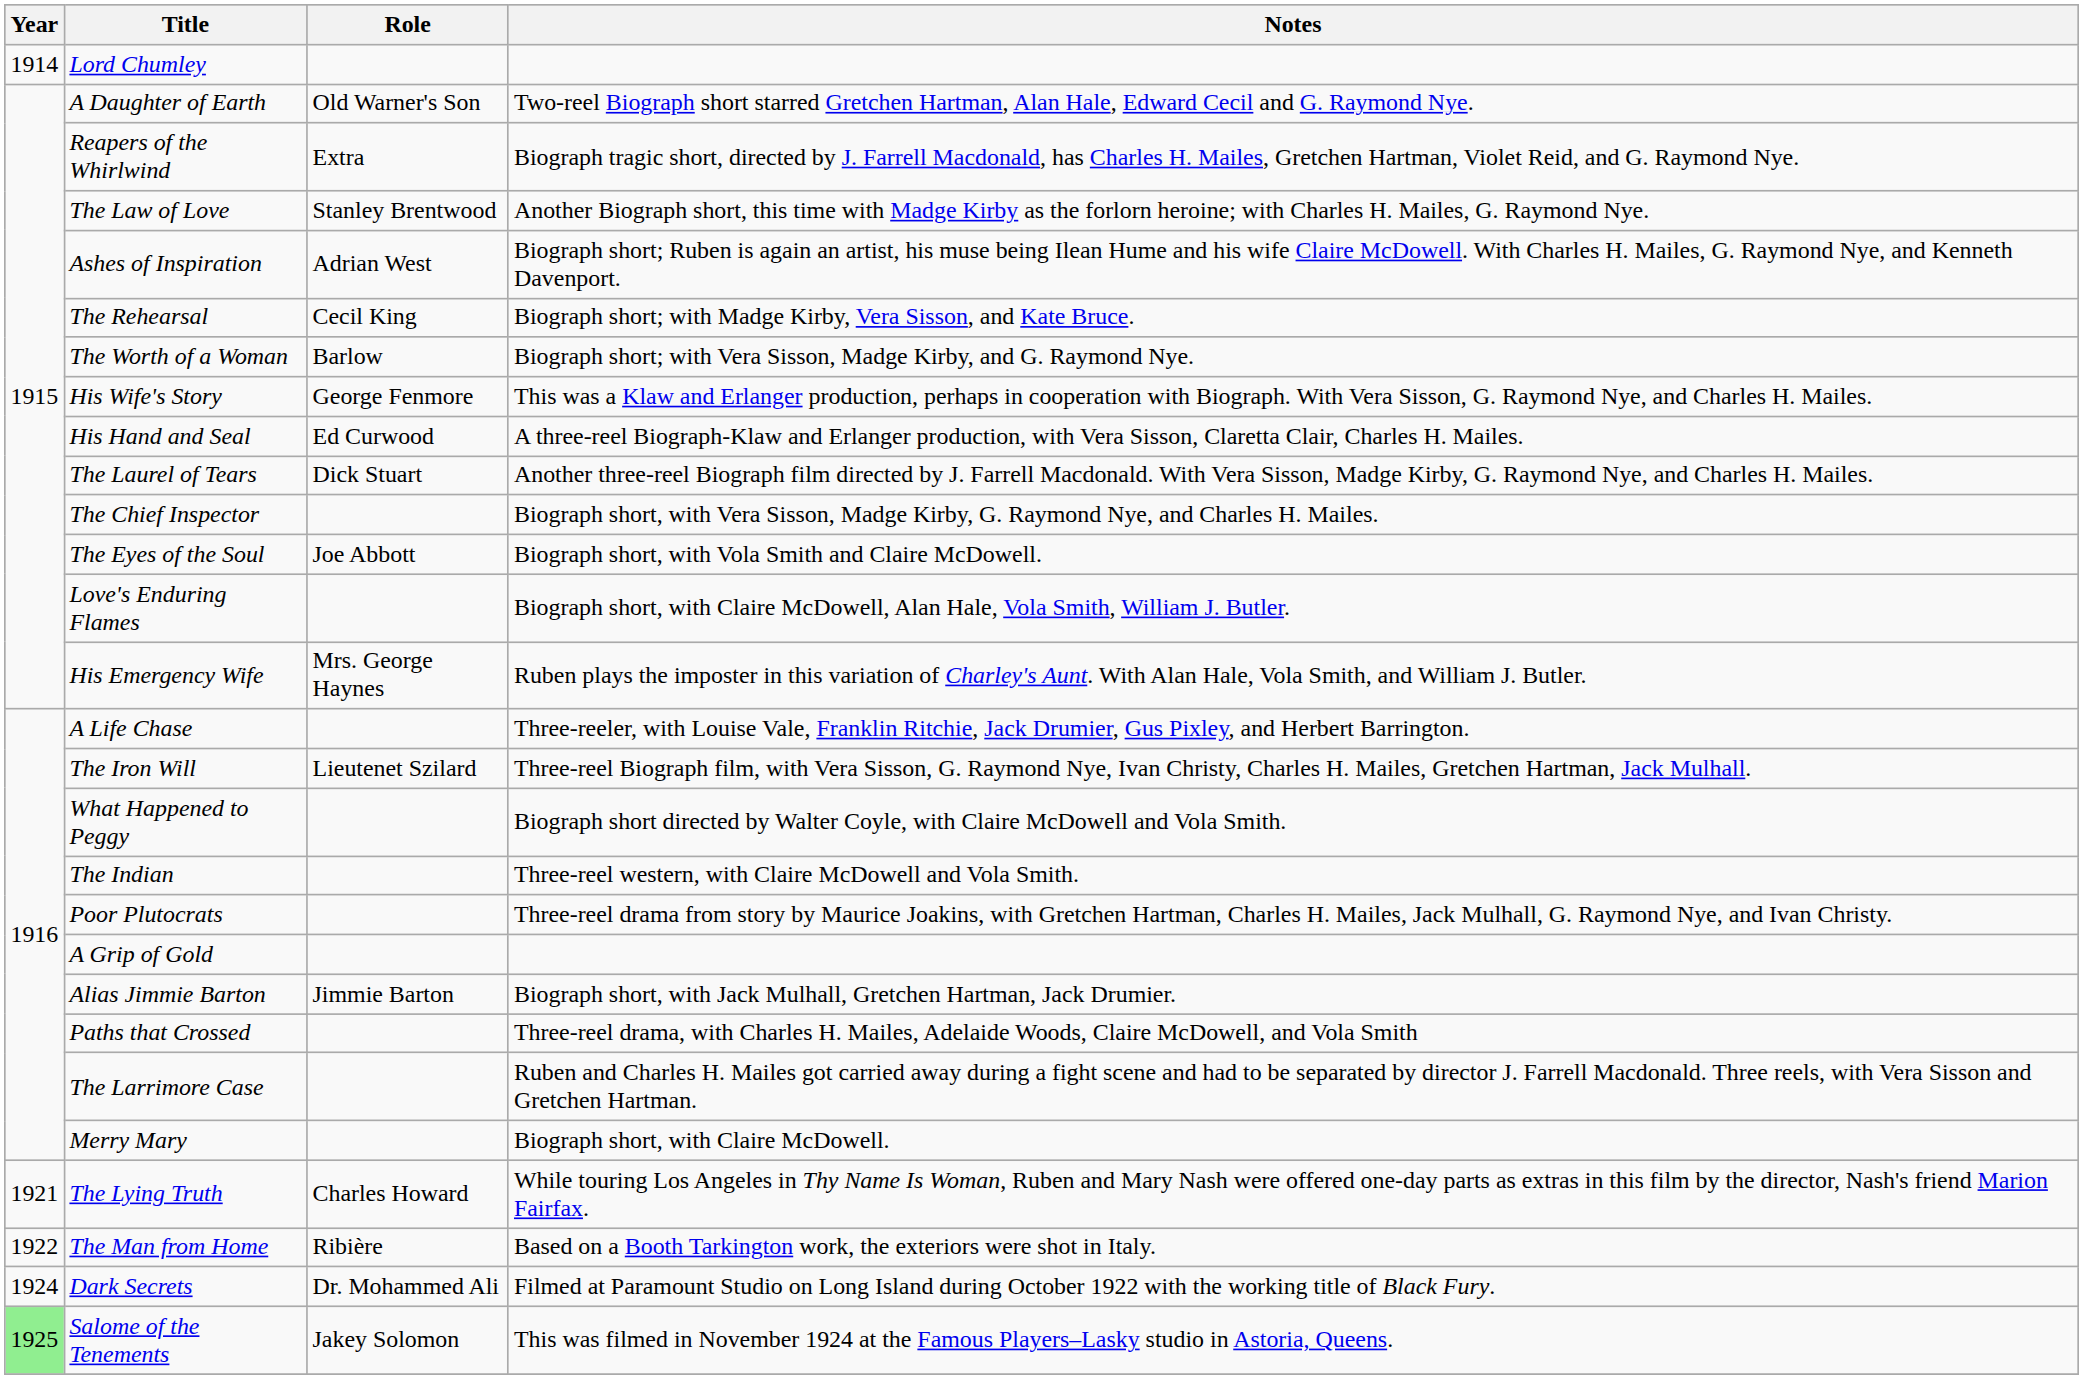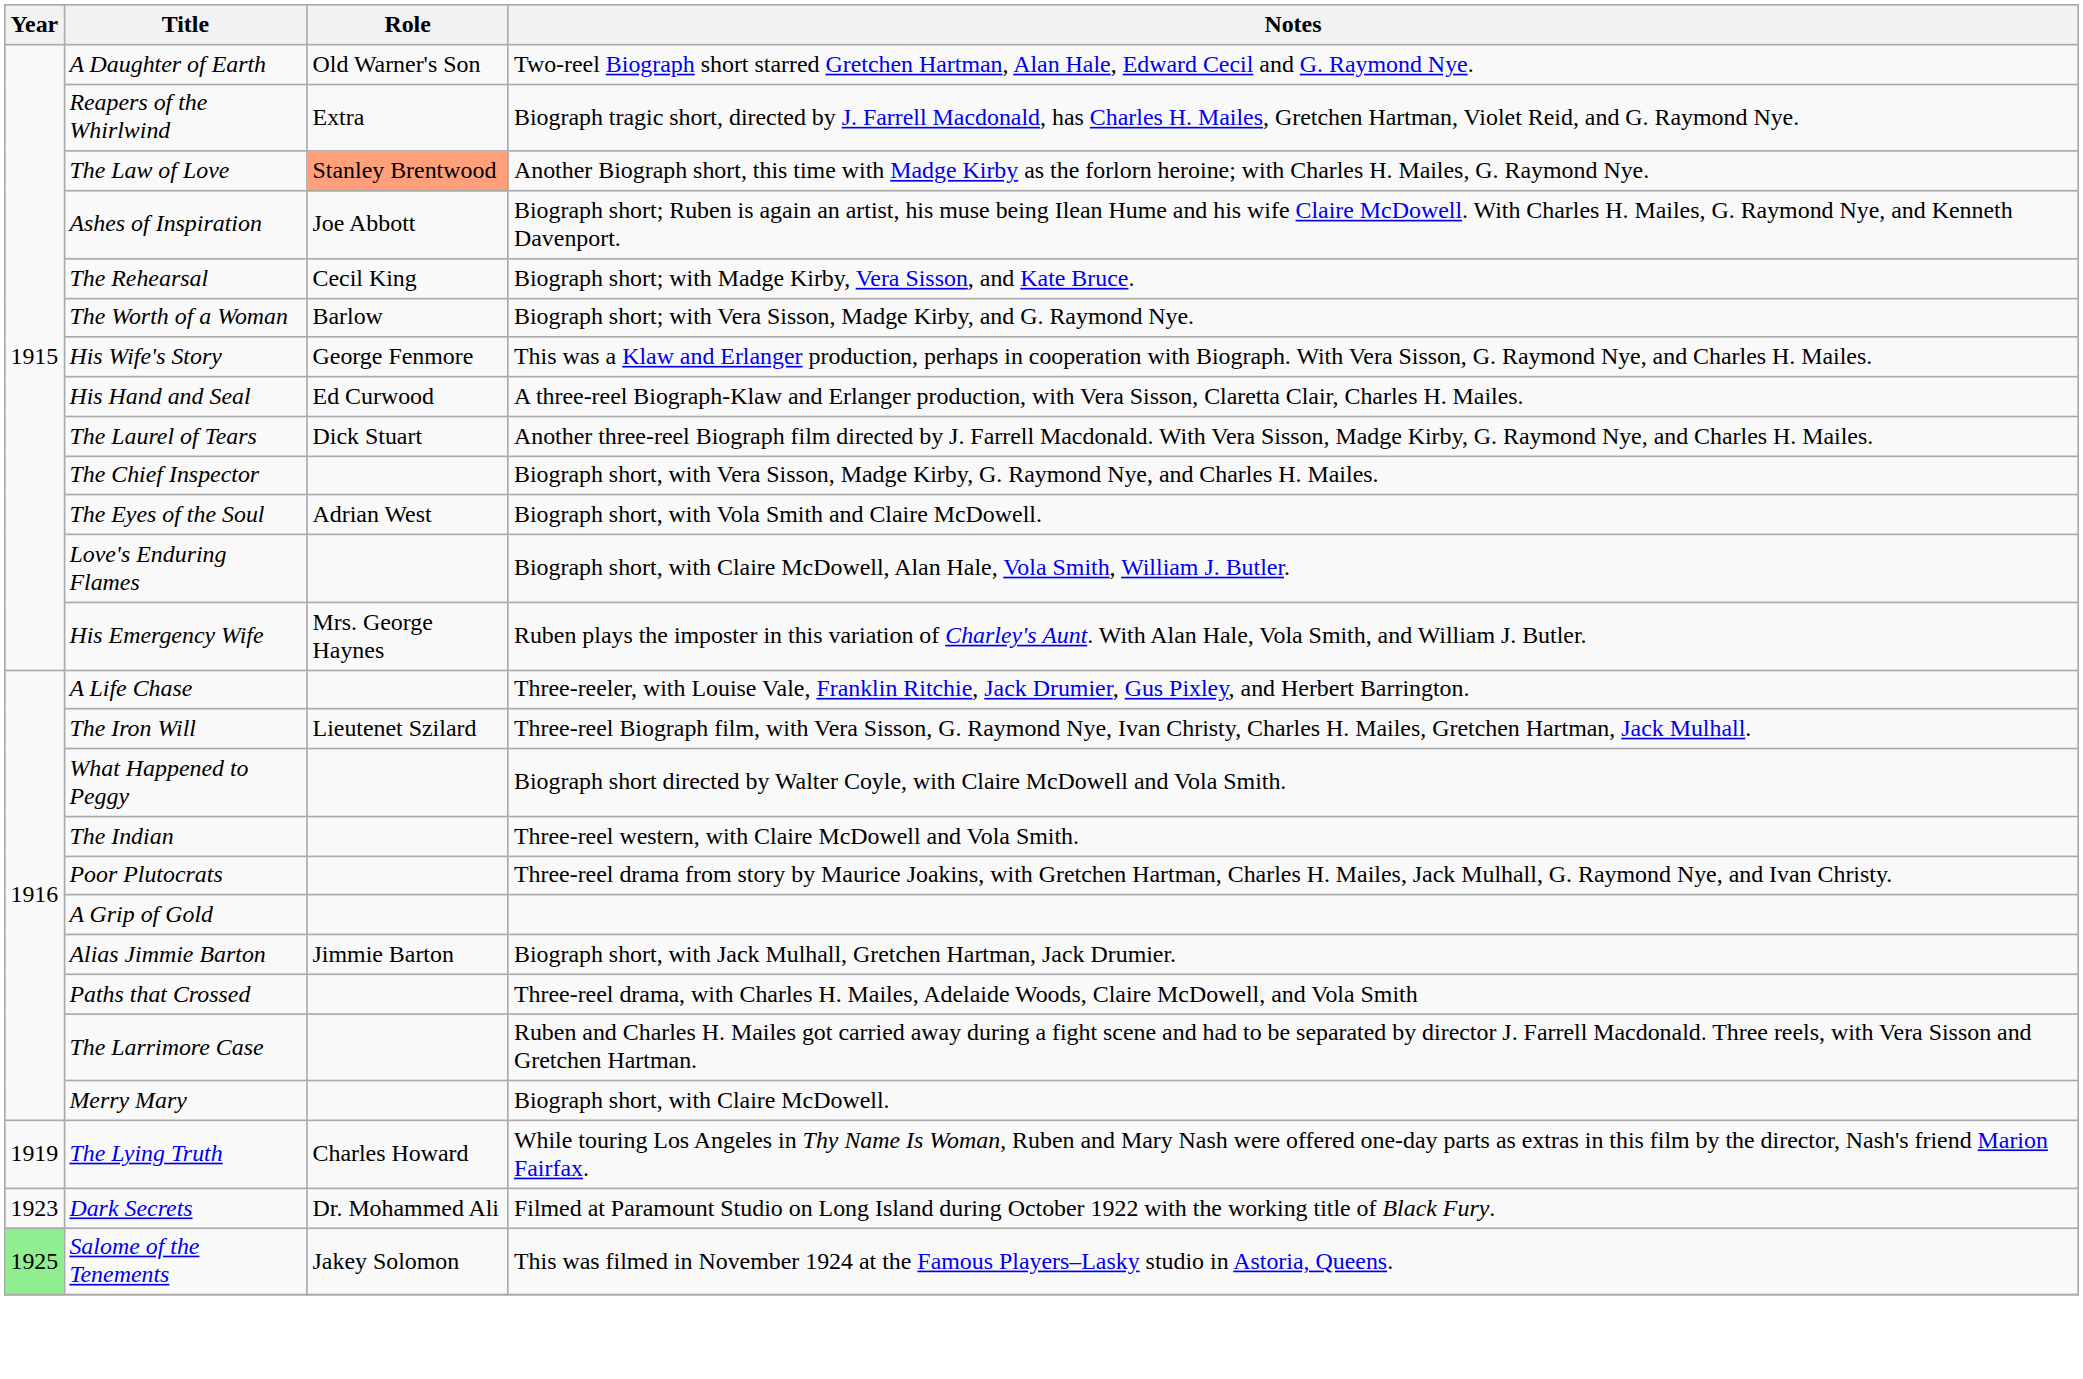- row: (138, 64)
(404, 210) no background -> (404, 171) lightsalmon background
(372, 264) Adrian West -> (364, 224) Joe Abbott
(364, 554) Joe Abbott -> (372, 514) Adrian West
(34, 1193) 1921 -> (34, 1154) 1919
- row: (169, 1247)
(34, 1286) 1924 -> (34, 1207) 1923
